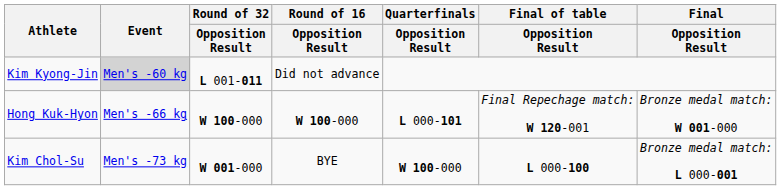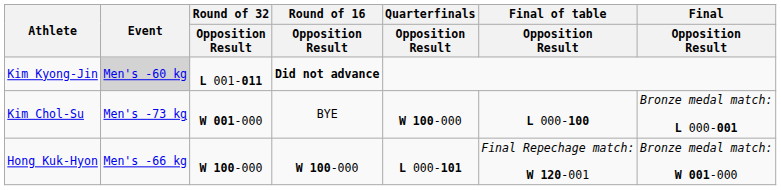(327, 74) normal -> (327, 74) bold
rows swapped: (53, 114) <-> (46, 161)
